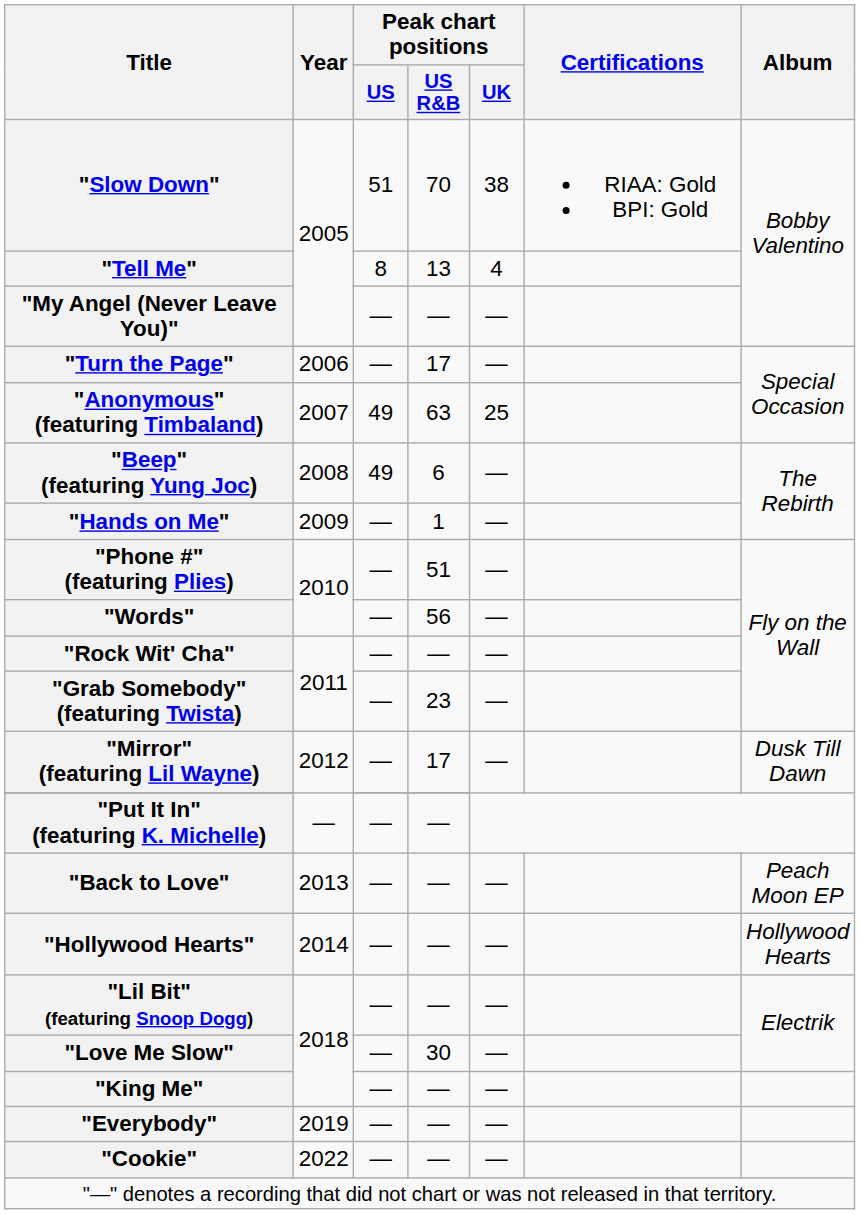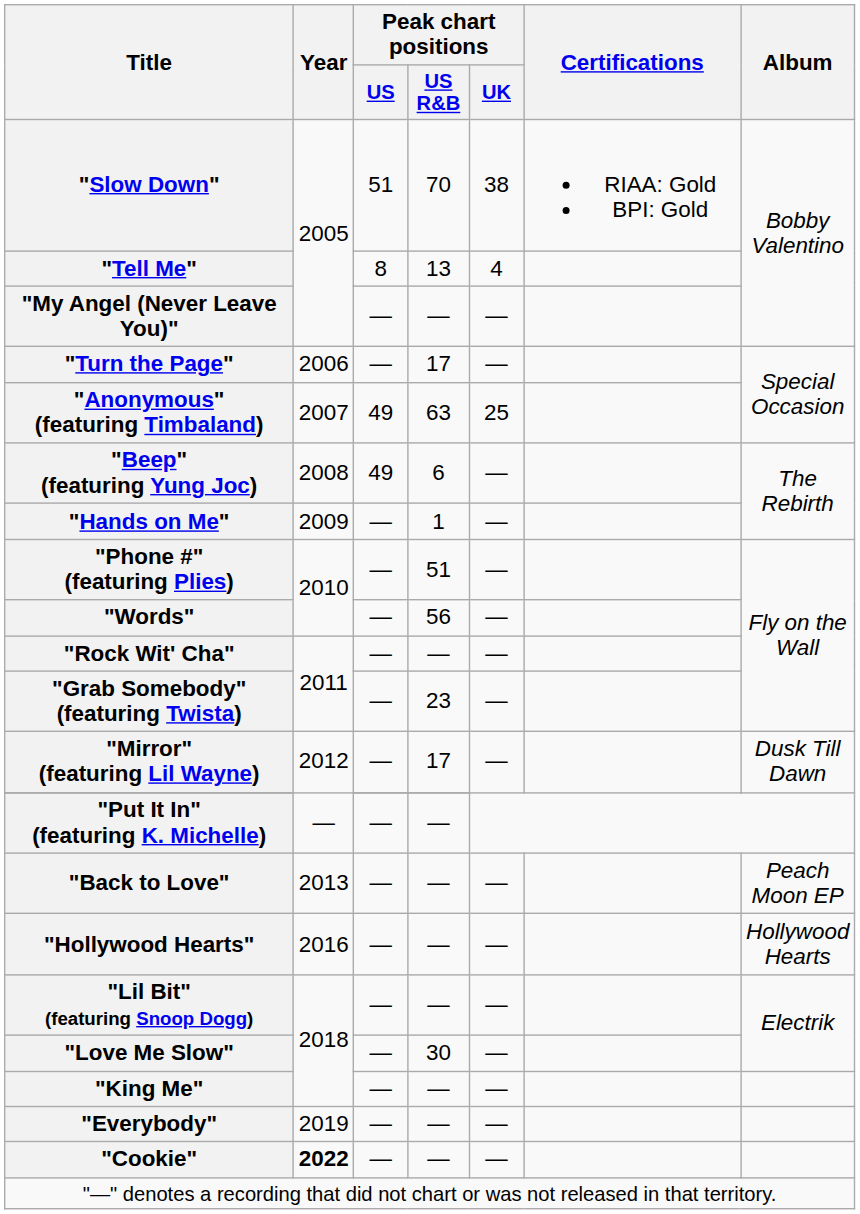(324, 943) 2014 -> (324, 943) 2016
(324, 1159) normal -> (324, 1159) bold
